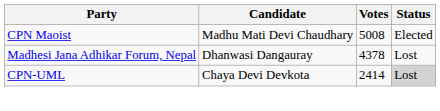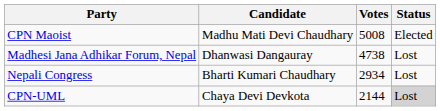(372, 55) 4378 -> (372, 55) 4738
+ row: (50, 75)
(372, 75) 2414 -> (372, 95) 2144
